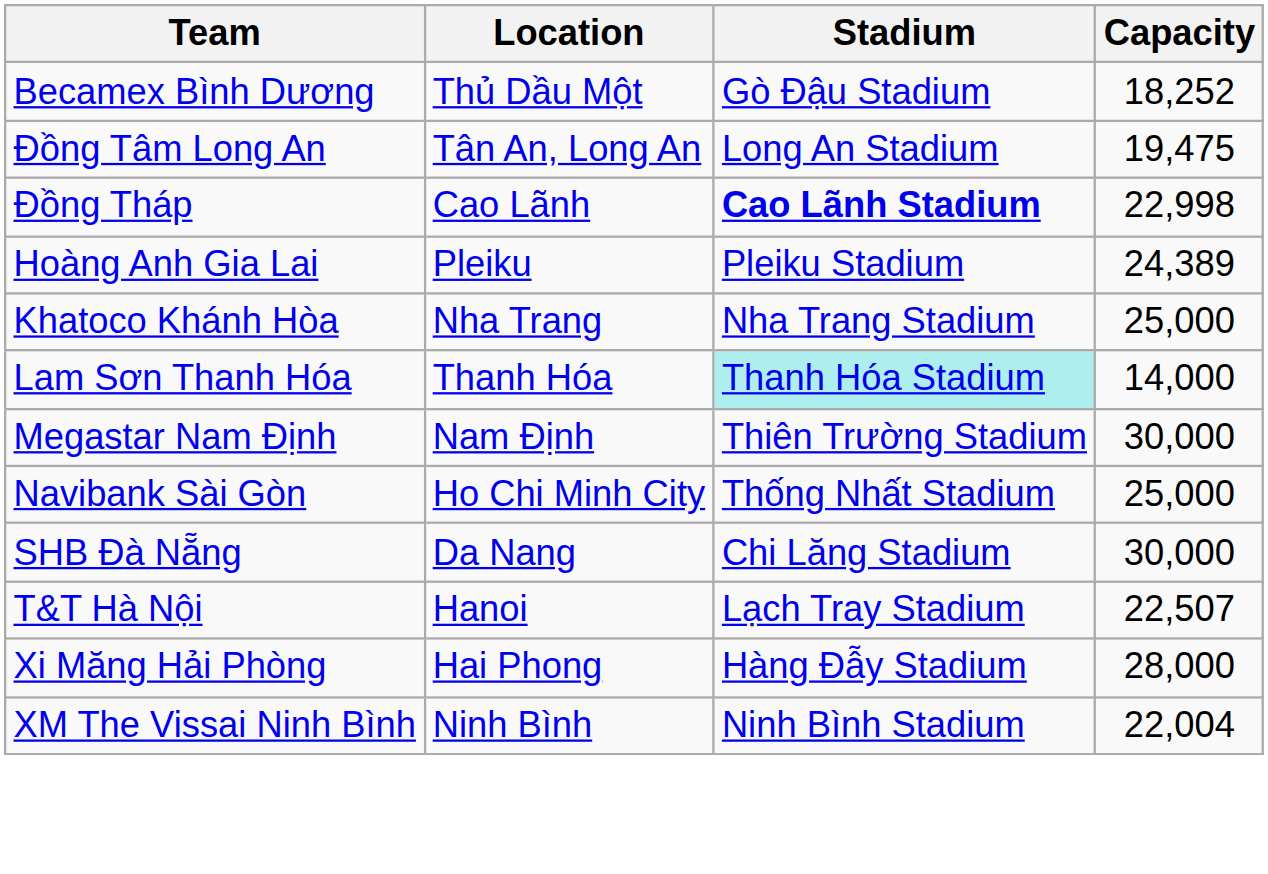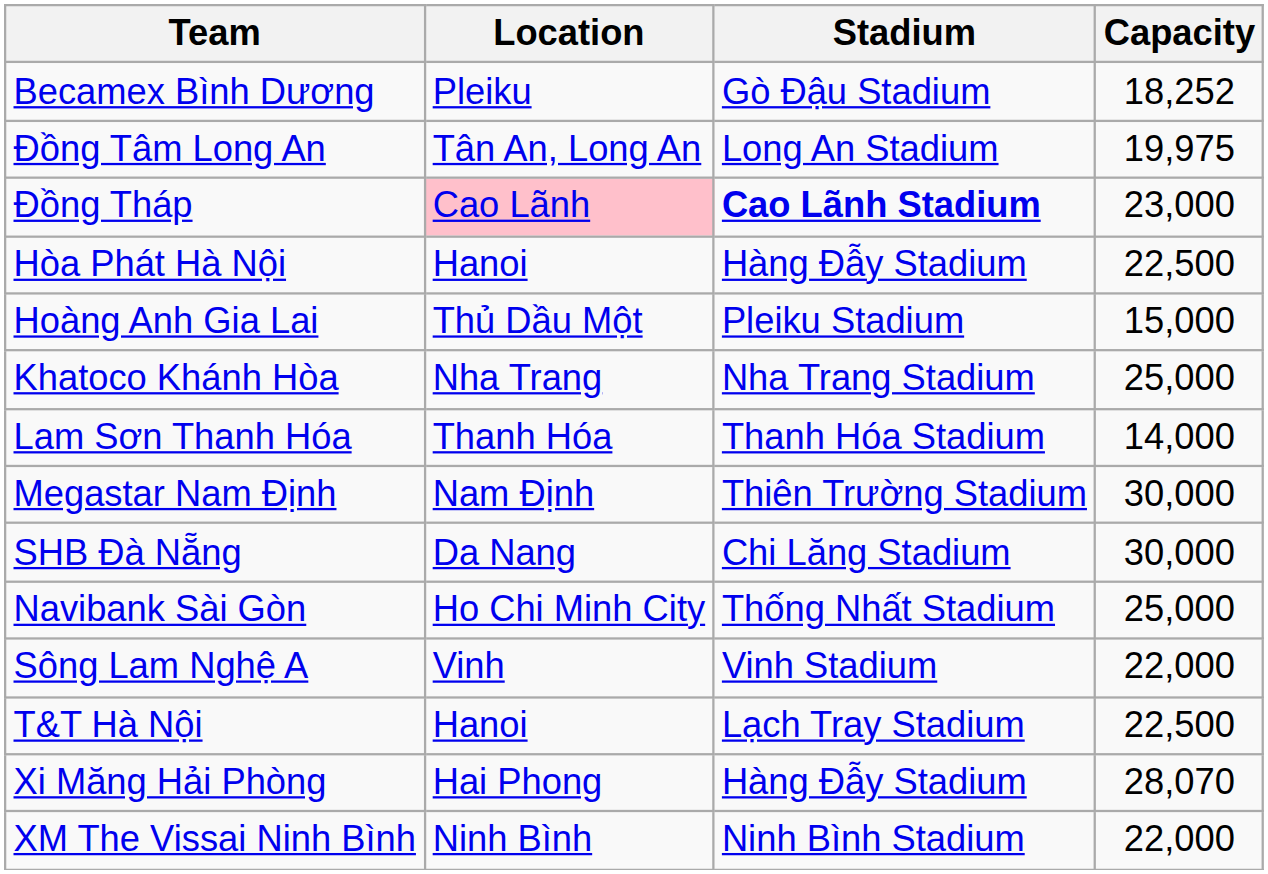(538, 90) Thủ Dầu Một -> (482, 90) Pleiku
(1179, 148) 19,475 -> (1179, 148) 19,975
(511, 206) no background -> (511, 206) pink background
(1179, 206) 22,998 -> (1179, 206) 23,000
+ row: (150, 263)
(482, 263) Pleiku -> (538, 321) Thủ Dầu Một
(1179, 263) 24,389 -> (1179, 321) 15,000
(883, 378) paleturquoise background -> (883, 436) no background
rows swapped: (160, 494) <-> (128, 551)
+ row: (161, 666)
(1179, 609) 22,507 -> (1179, 724) 22,500
(1179, 666) 28,000 -> (1179, 782) 28,070
(1179, 724) 22,004 -> (1179, 839) 22,000
